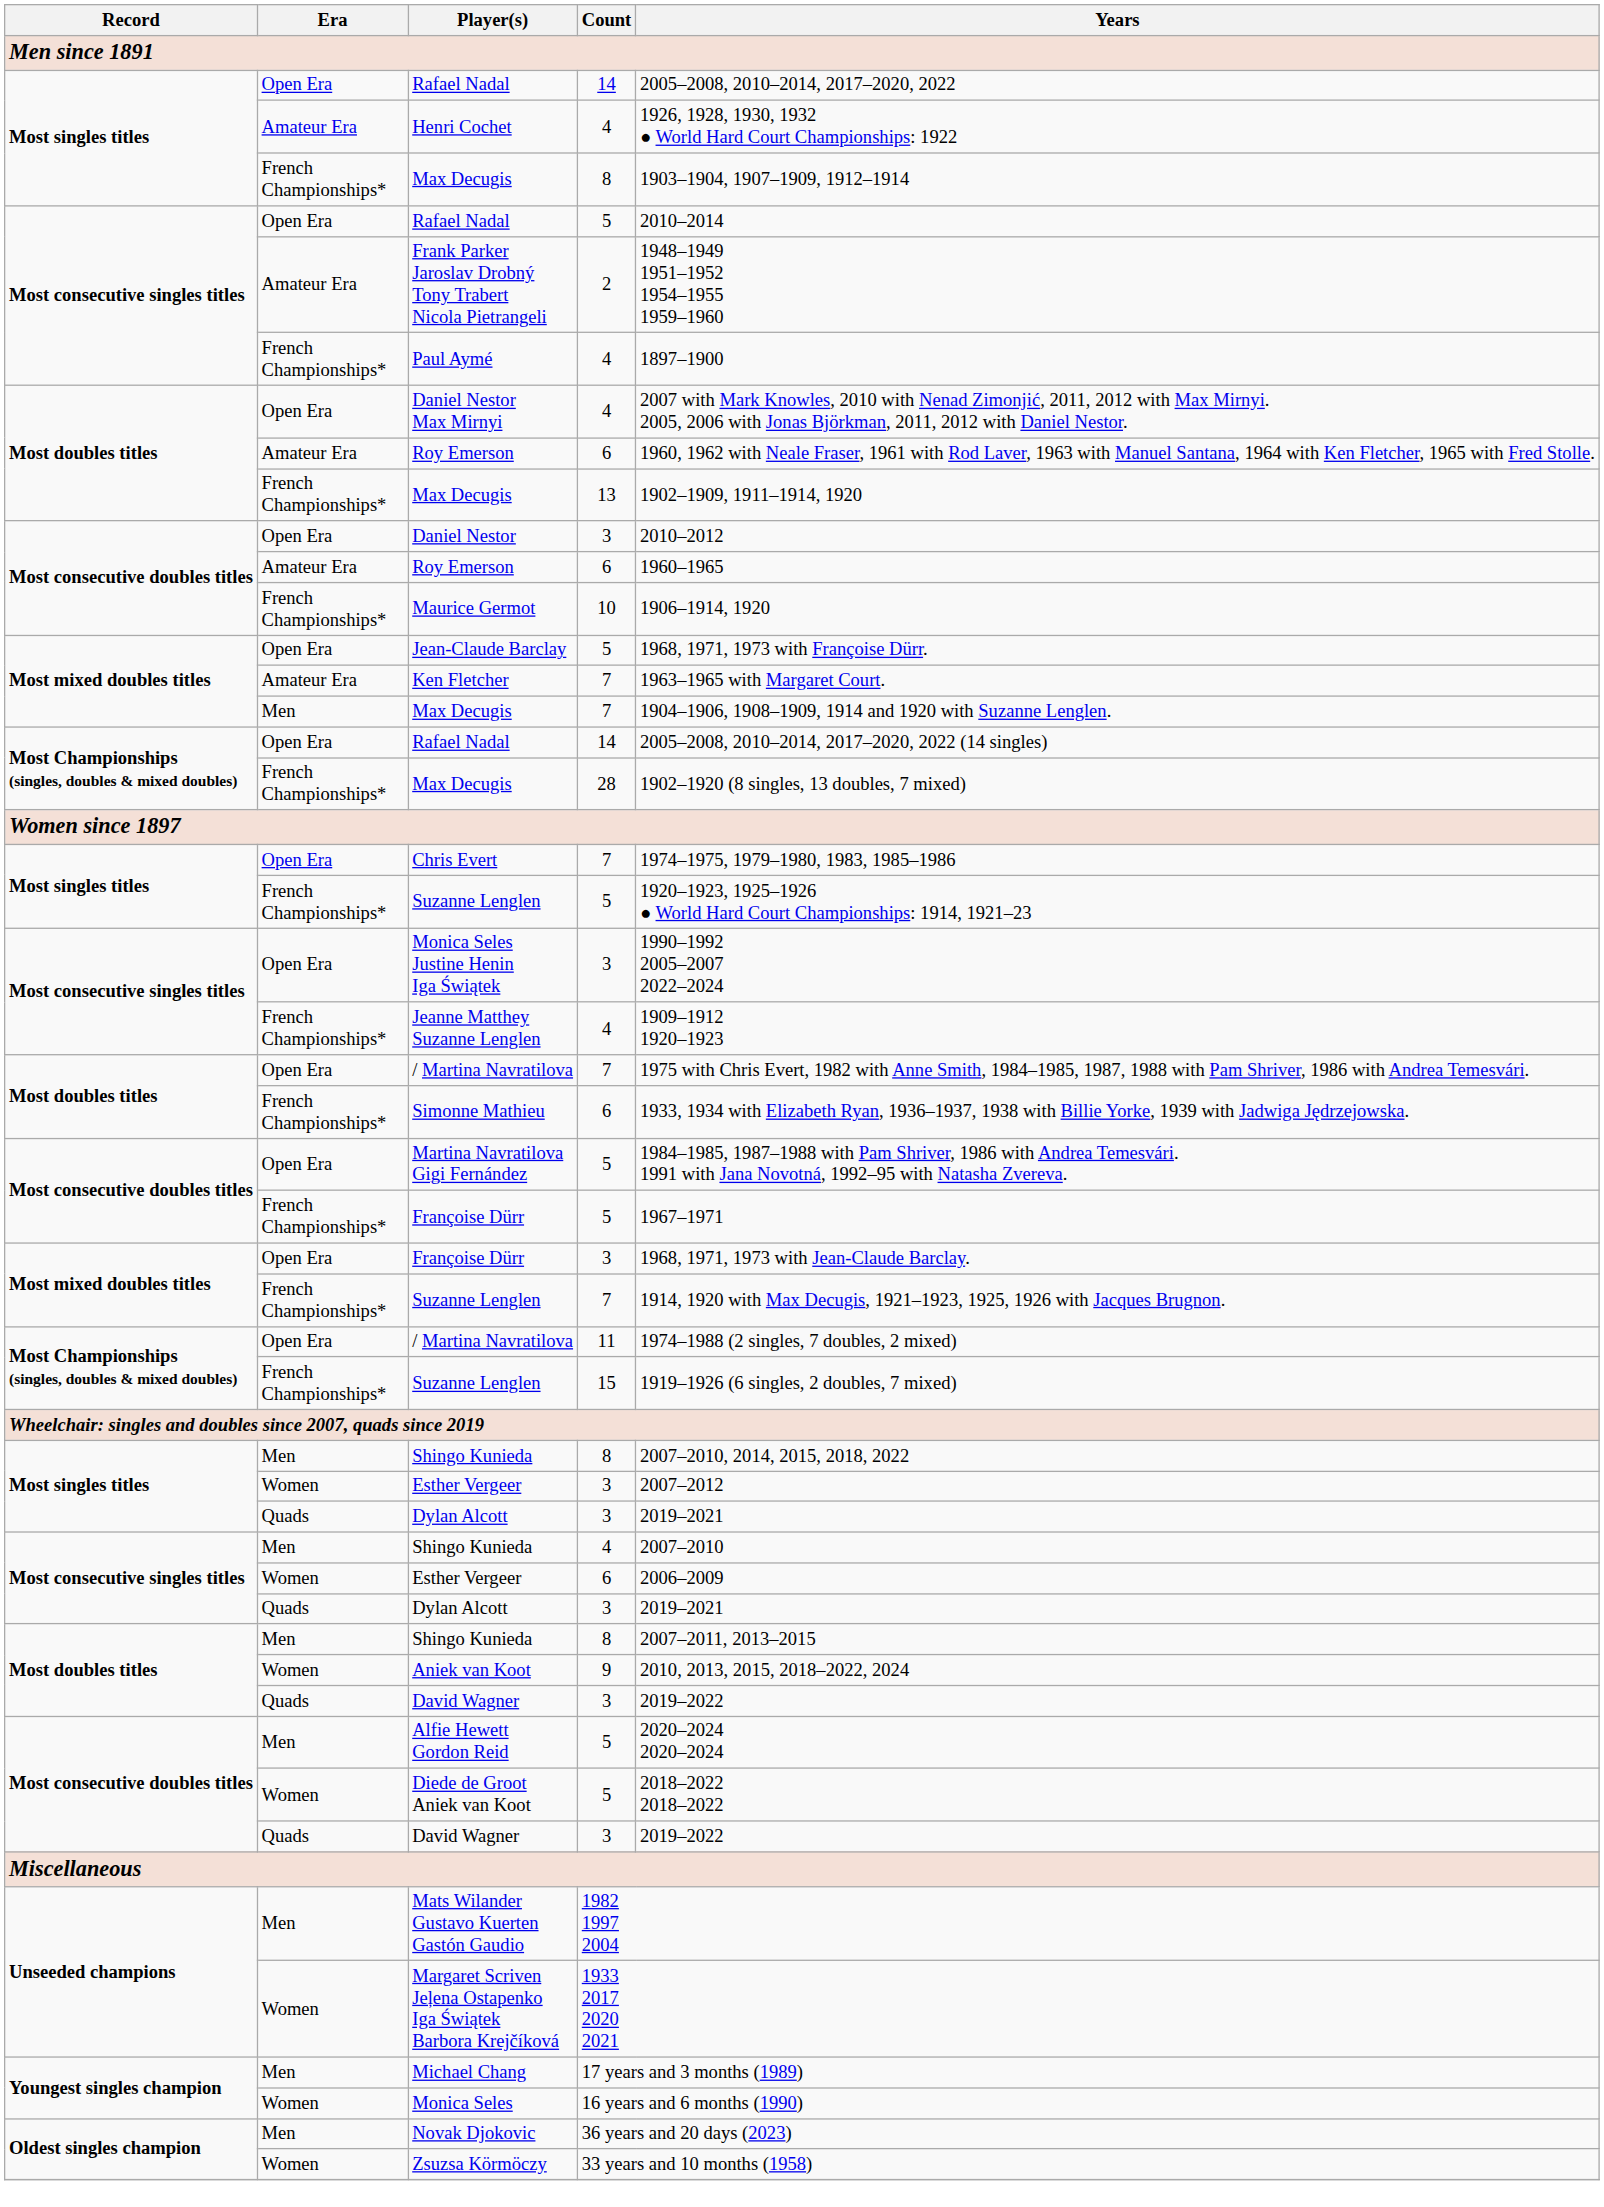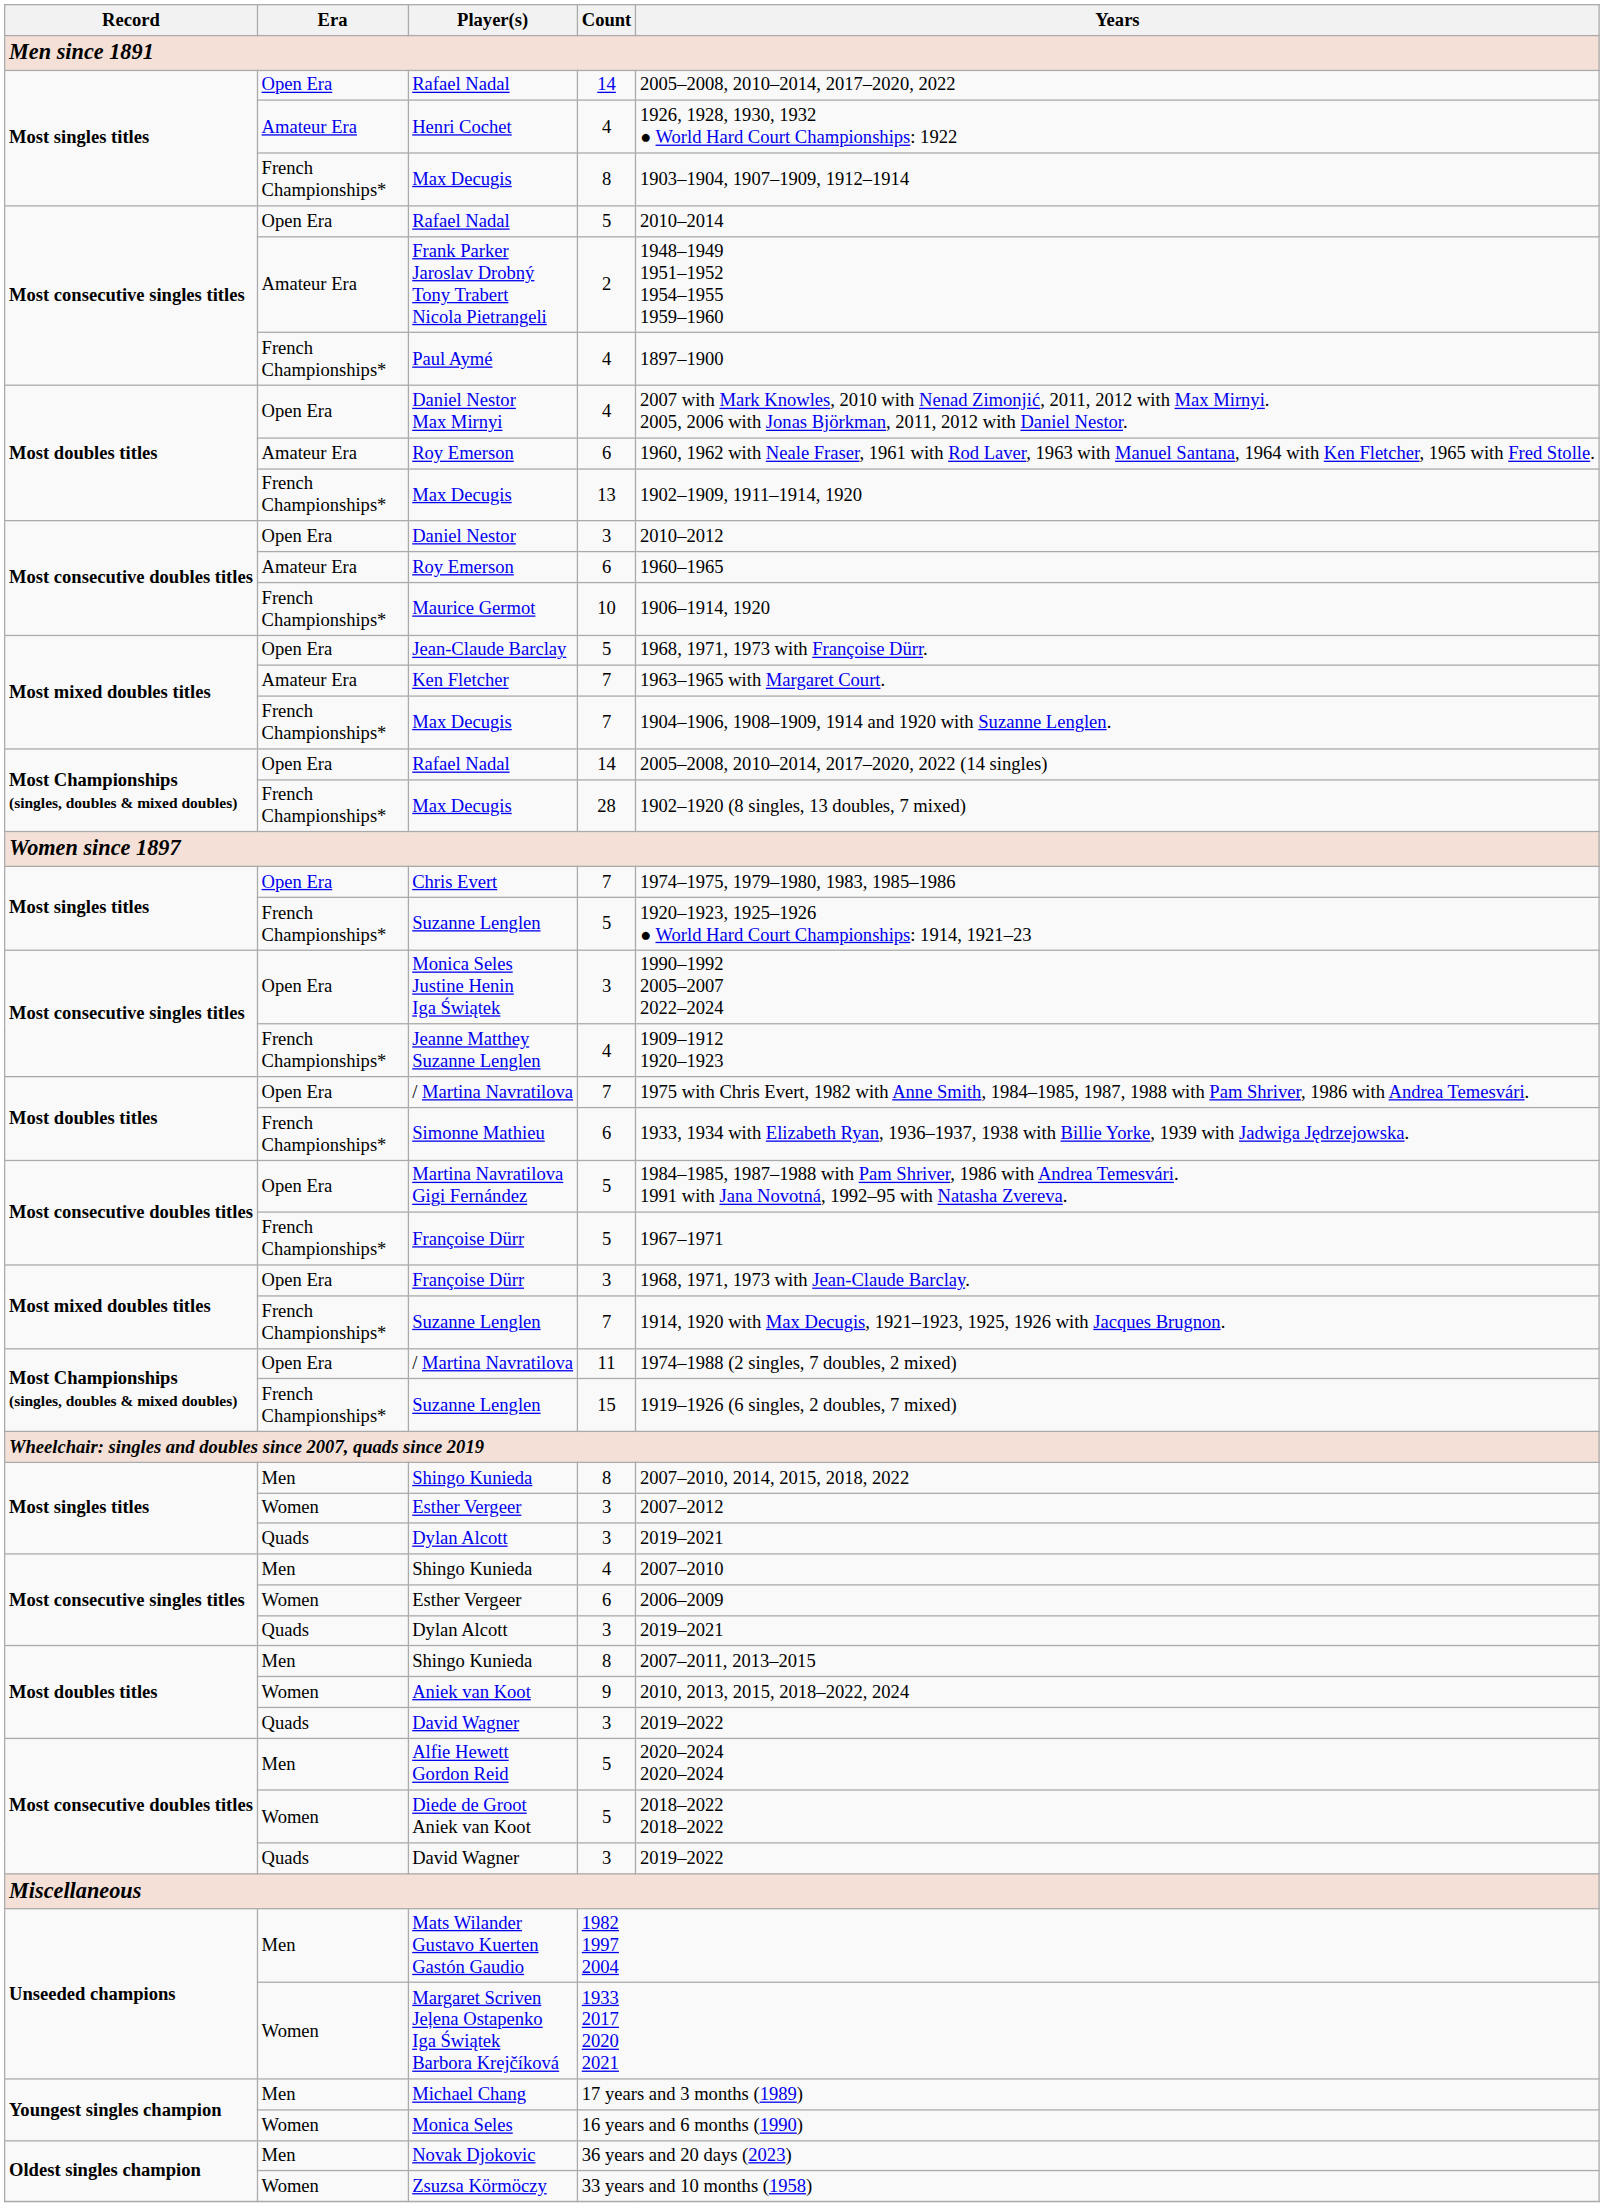(279, 711) Men -> (324, 722) French Championships*
